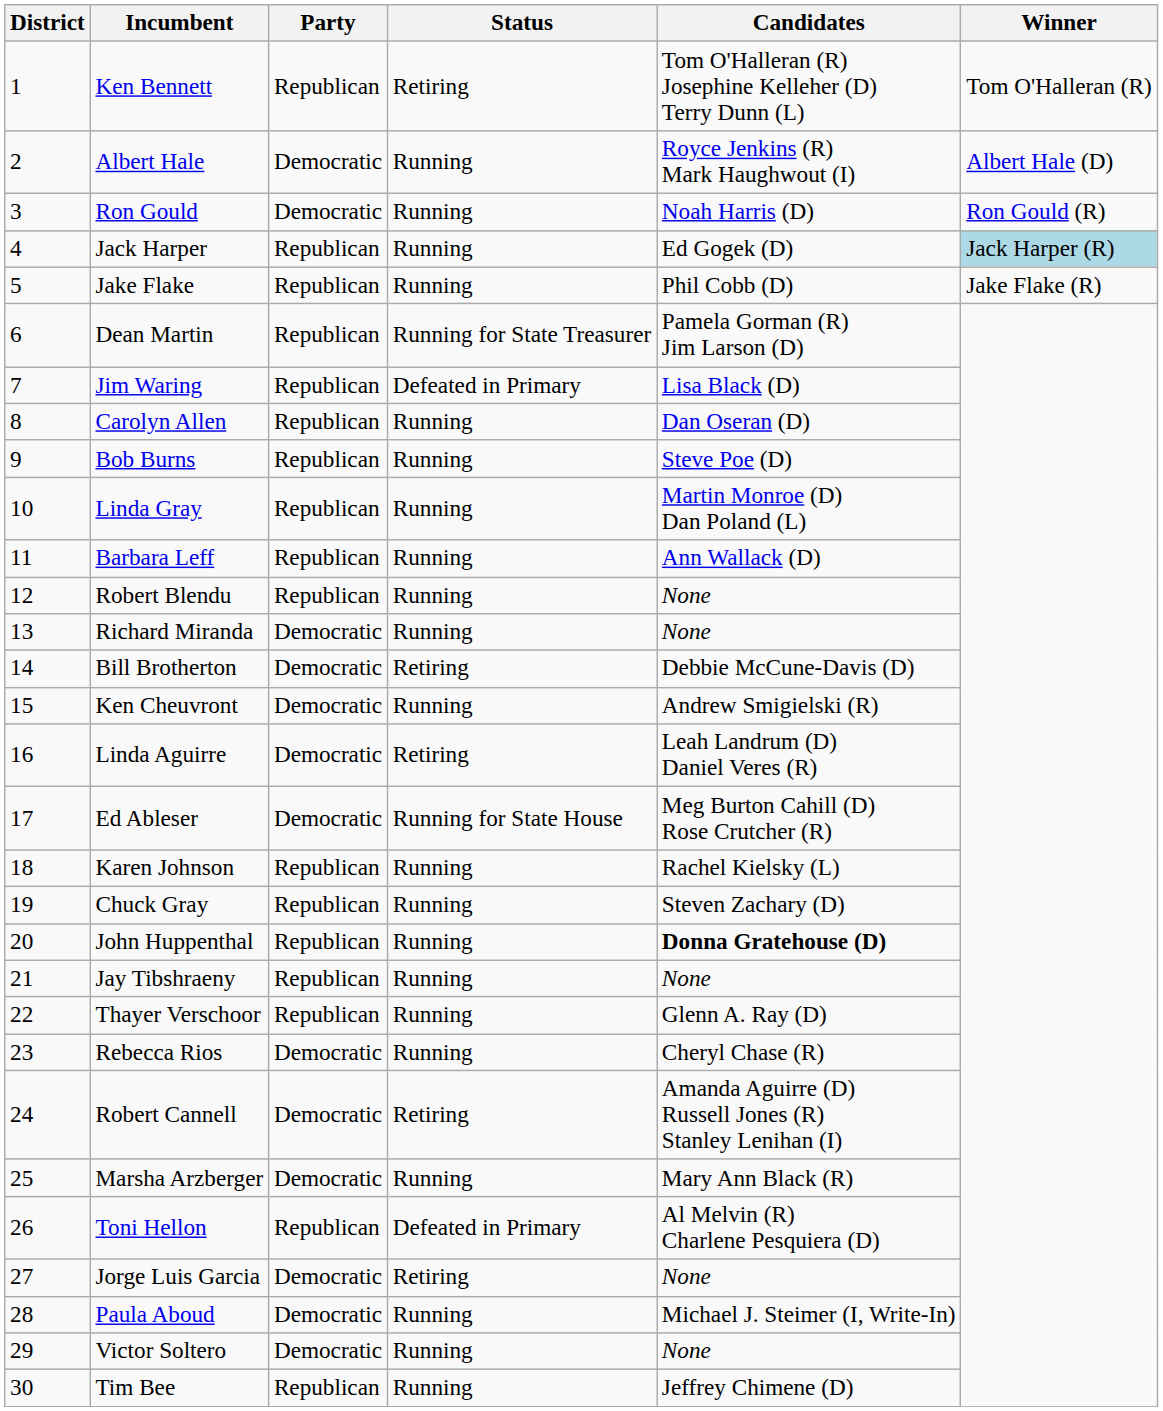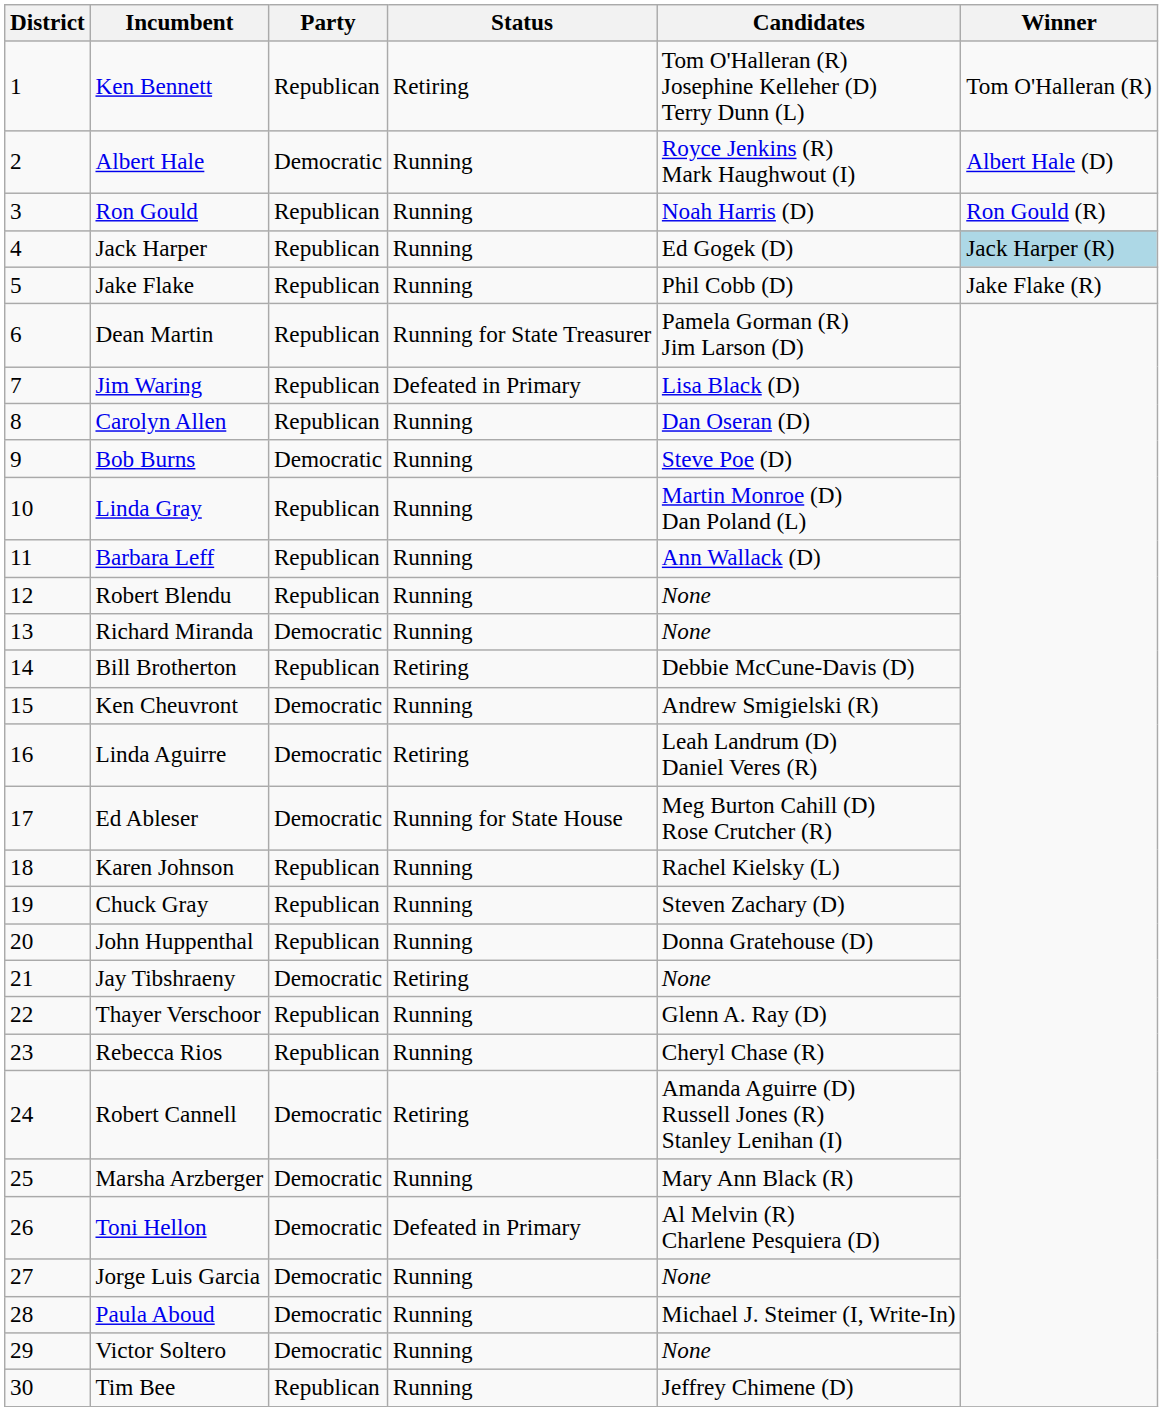(328, 211) Democratic -> (327, 211) Republican
(327, 458) Republican -> (328, 458) Democratic
(328, 668) Democratic -> (327, 668) Republican
(774, 941) bold -> (768, 941) normal
(327, 978) Republican -> (328, 978) Democratic
(433, 978) Running -> (431, 978) Retiring
(328, 1051) Democratic -> (327, 1051) Republican
(327, 1227) Republican -> (328, 1227) Democratic
(431, 1277) Retiring -> (433, 1277) Running
